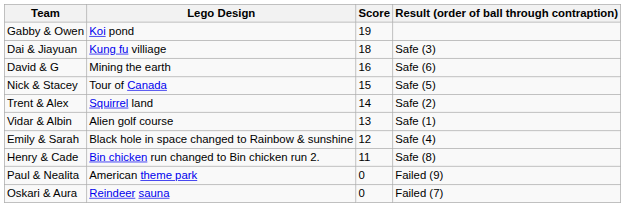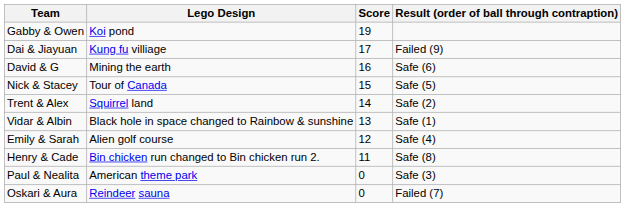(365, 49) 18 -> (365, 49) 17
(415, 49) Safe (3) -> (419, 49) Failed (9)
(131, 121) Alien golf course -> (221, 121) Black hole in space changed to Rainbow & sunshine
(221, 139) Black hole in space changed to Rainbow & sunshine -> (131, 139) Alien golf course
(419, 175) Failed (9) -> (415, 175) Safe (3)
